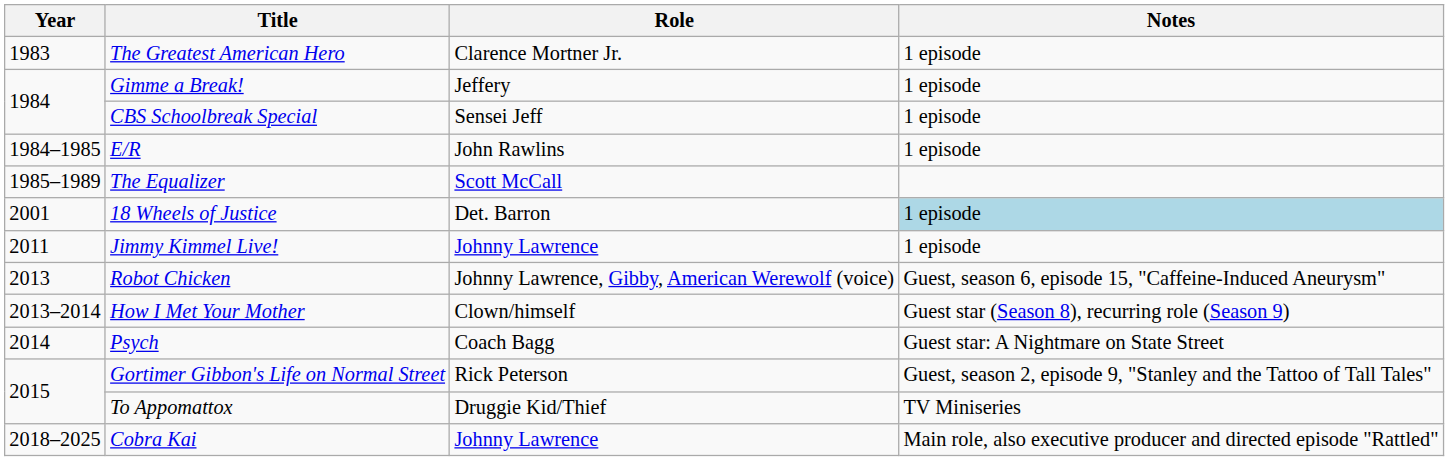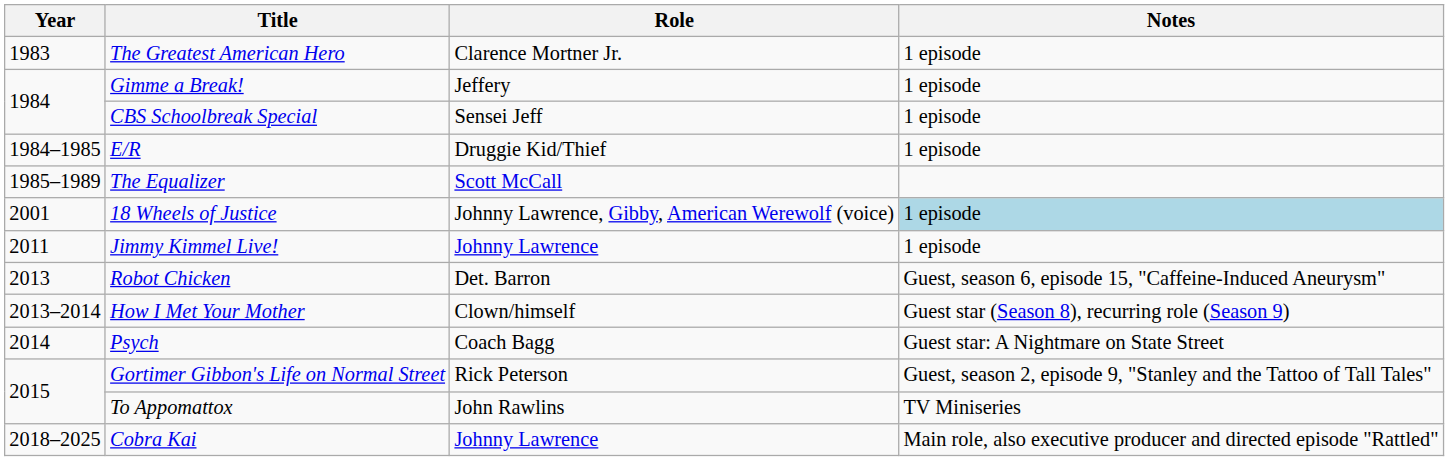(509, 149) John Rawlins -> (530, 149) Druggie Kid/Thief
(502, 213) Det. Barron -> (674, 213) Johnny Lawrence, Gibby, American Werewolf (voice)
(674, 278) Johnny Lawrence, Gibby, American Werewolf (voice) -> (502, 278) Det. Barron
(530, 407) Druggie Kid/Thief -> (509, 407) John Rawlins
